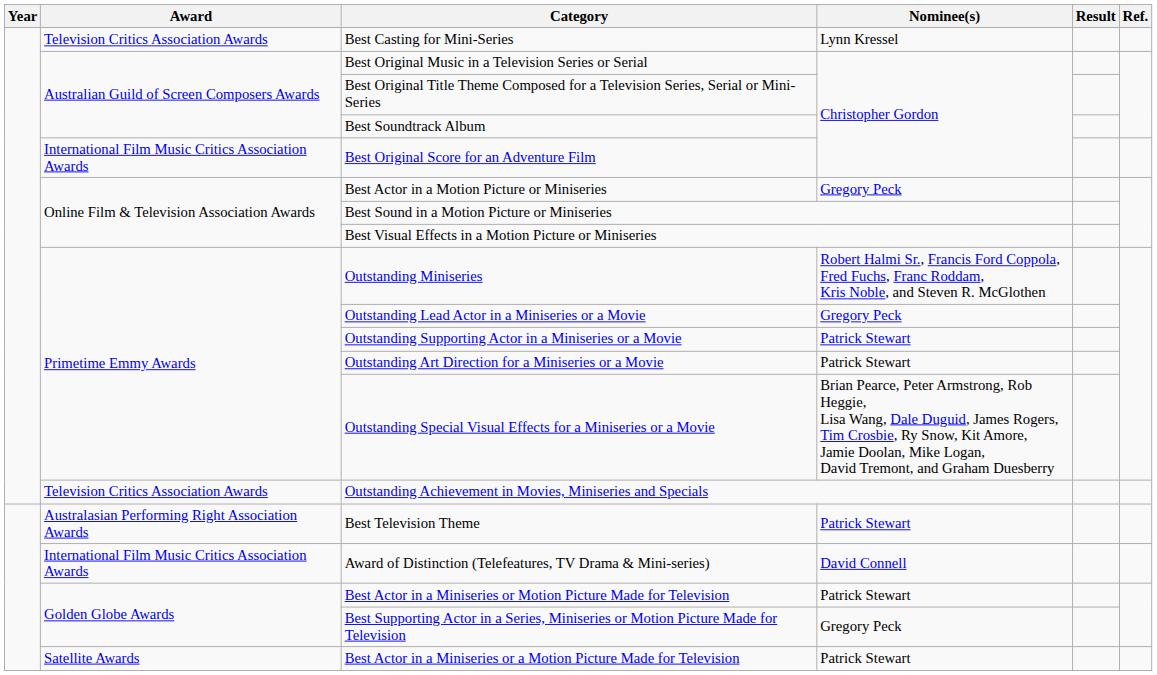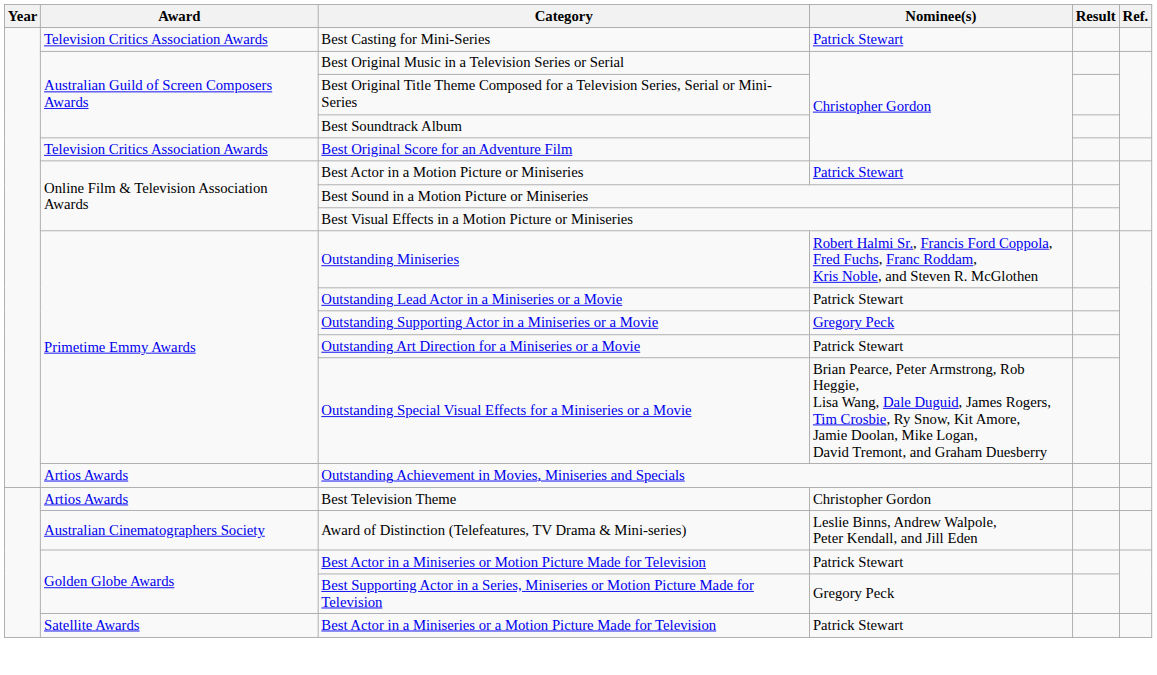(859, 39) Lynn Kressel -> (858, 39) Patrick Stewart
(175, 157) International Film Music Critics Association Awards -> (156, 149) Television Critics Association Awards
(861, 189) Gregory Peck -> (858, 172) Patrick Stewart
(861, 315) Gregory Peck -> (858, 299) Patrick Stewart
(865, 339) Patrick Stewart -> (854, 322) Gregory Peck
(156, 492) Television Critics Association Awards -> (86, 475) Artios Awards
(171, 523) Australasian Performing Right Association Awards -> (86, 498) Artios Awards
(865, 523) Patrick Stewart -> (872, 498) Christopher Gordon
(175, 563) International Film Music Critics Association Awards -> (154, 530) Australian Cinematographers Society
(863, 563) David Connell -> (905, 530) Leslie Binns, Andrew Walpole, Peter Kendall, and Jill Eden
